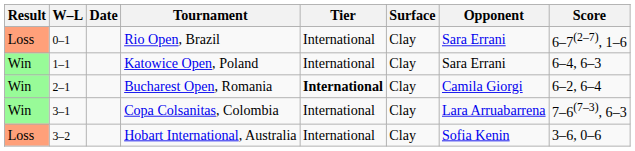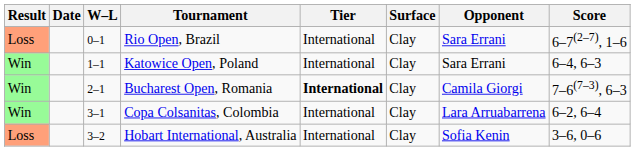columns swapped: (68, 15) <-> (104, 15)
(577, 86) 6–2, 6–4 -> (589, 88) 7–6(7–3), 6–3
(589, 110) 7–6(7–3), 6–3 -> (577, 112) 6–2, 6–4
